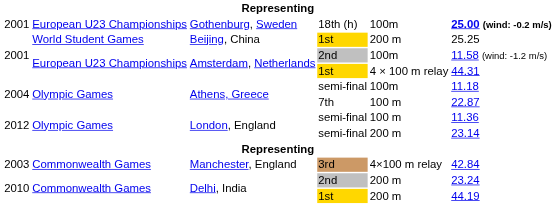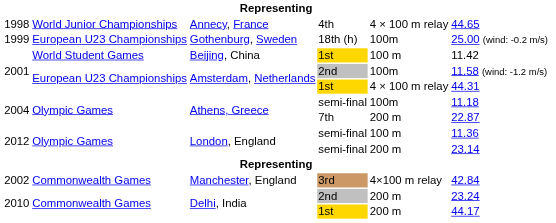+ row: (229, 24)
(17, 24) 2001 -> (17, 39) 1999
(501, 24) bold -> (500, 39) normal
(386, 39) 200 m -> (386, 55) 100 m
(465, 39) 25.25 -> (465, 55) 11.42
(386, 102) 100 m -> (386, 118) 200 m
(17, 164) 2003 -> (17, 180) 2002
(465, 196) 44.19 -> (465, 211) 44.17
